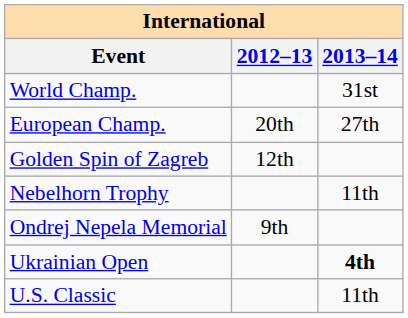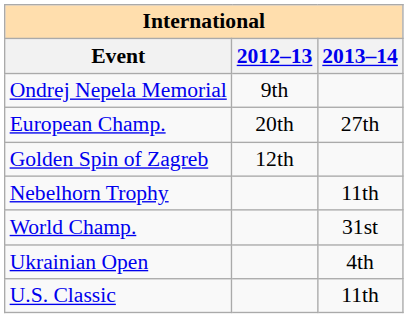rows swapped: (73, 90) <-> (118, 227)
(360, 261) bold -> (360, 261) normal
